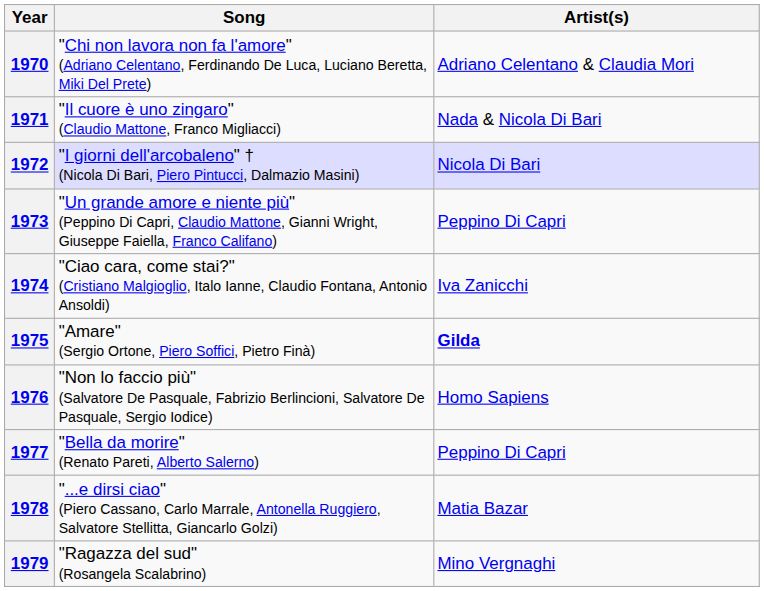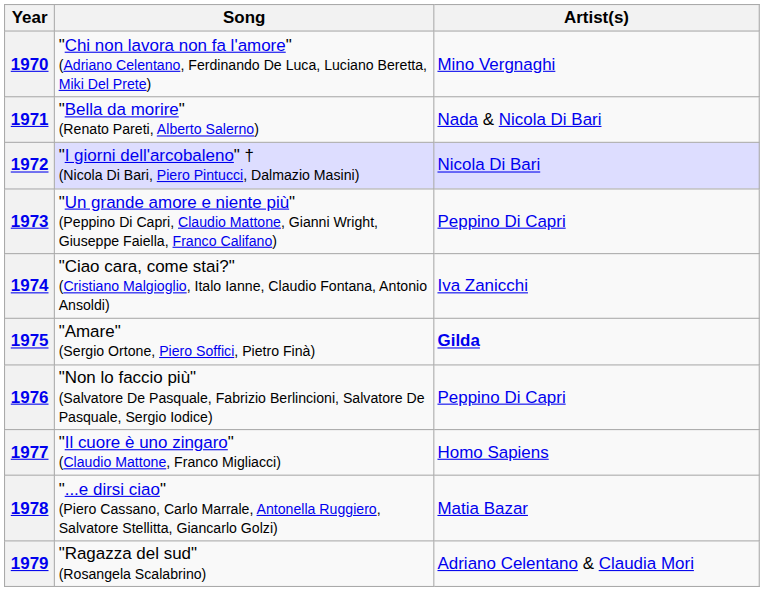(566, 63) Adriano Celentano & Claudia Mori -> (496, 63) Mino Vergnaghi
(170, 119) "Il cuore è uno zingaro" (Claudio Mattone, Franco Migliacci) -> (159, 119) "Bella da morire" (Renato Pareti, Alberto Salerno)
(493, 397) Homo Sapiens -> (502, 397) Peppino Di Capri
(159, 452) "Bella da morire" (Renato Pareti, Alberto Salerno) -> (170, 452) "Il cuore è uno zingaro" (Claudio Mattone, Franco Migliacci)
(502, 452) Peppino Di Capri -> (493, 452) Homo Sapiens
(496, 563) Mino Vergnaghi -> (566, 563) Adriano Celentano & Claudia Mori
